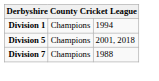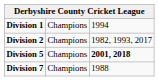+ row: (25, 39)
(115, 39) normal -> (111, 54) bold
